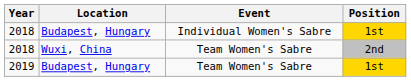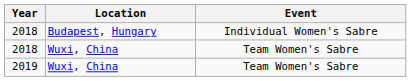- column: (374, 13)
(96, 67) Budapest, Hungary -> (83, 67) Wuxi, China
